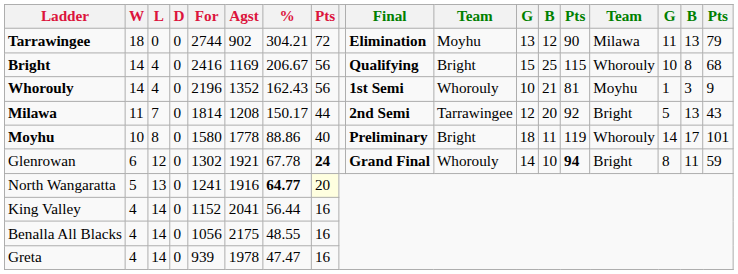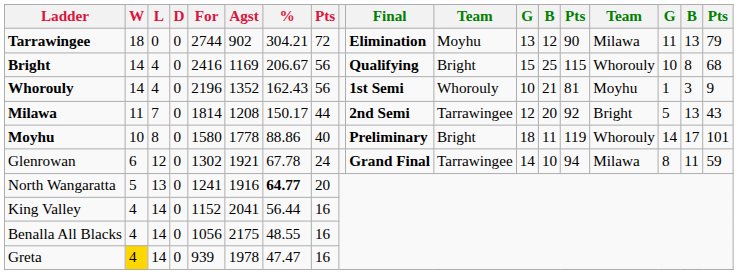(323, 161) bold -> (323, 161) normal
(468, 161) Whorouly -> (475, 161) Tarrawingee
(572, 161) bold -> (572, 161) normal
(613, 161) Bright -> (617, 161) Milawa
(323, 185) lightyellow background -> (323, 185) no background
(133, 257) no background -> (133, 257) gold background
